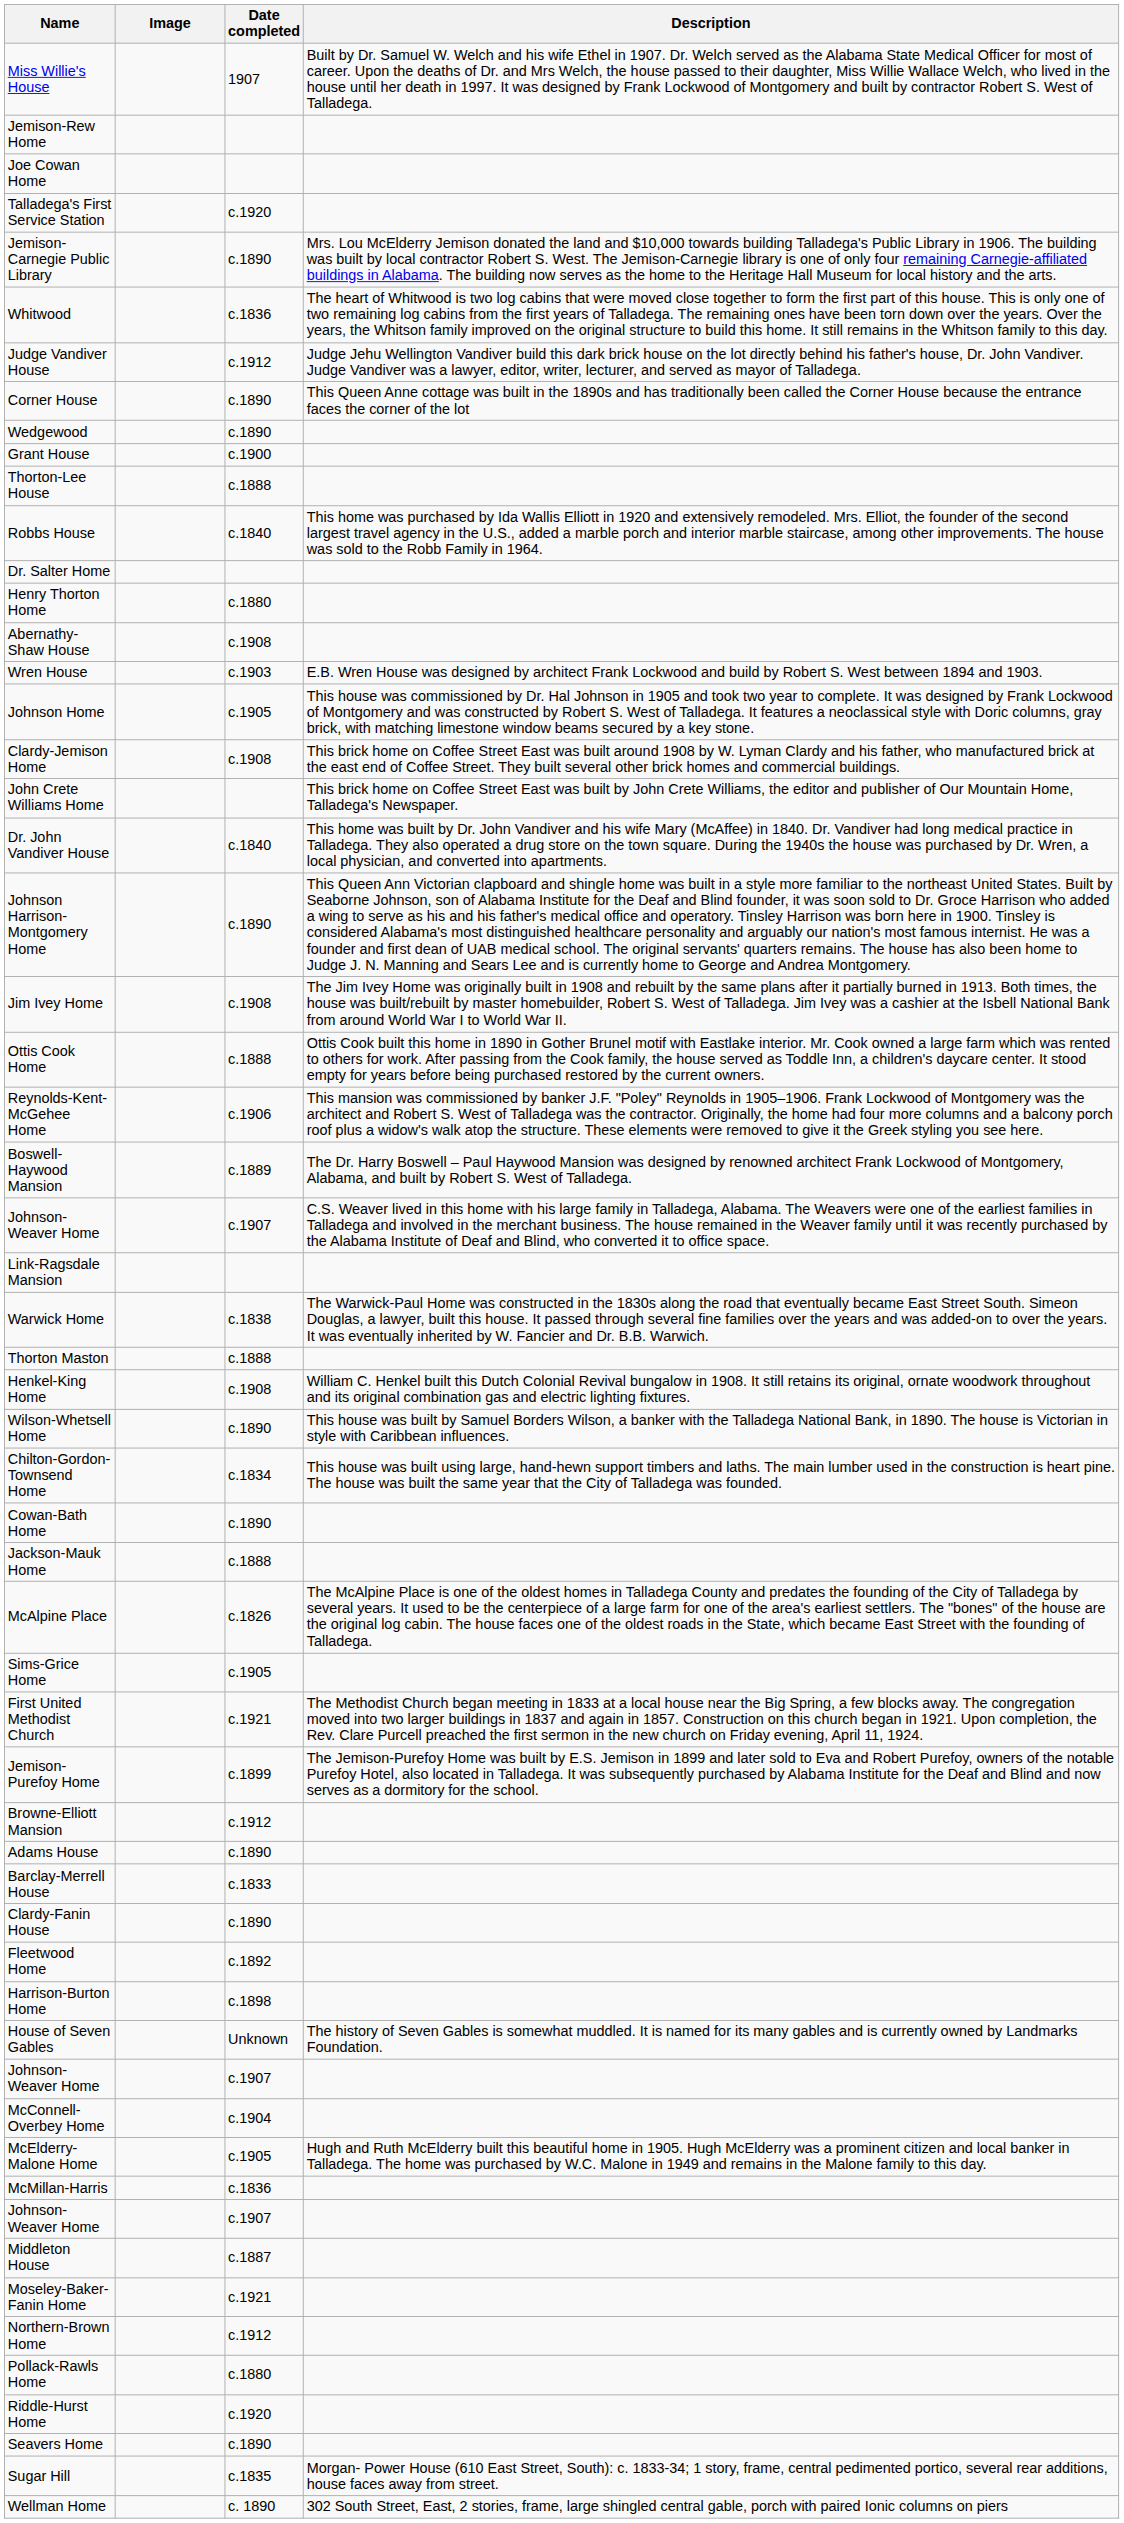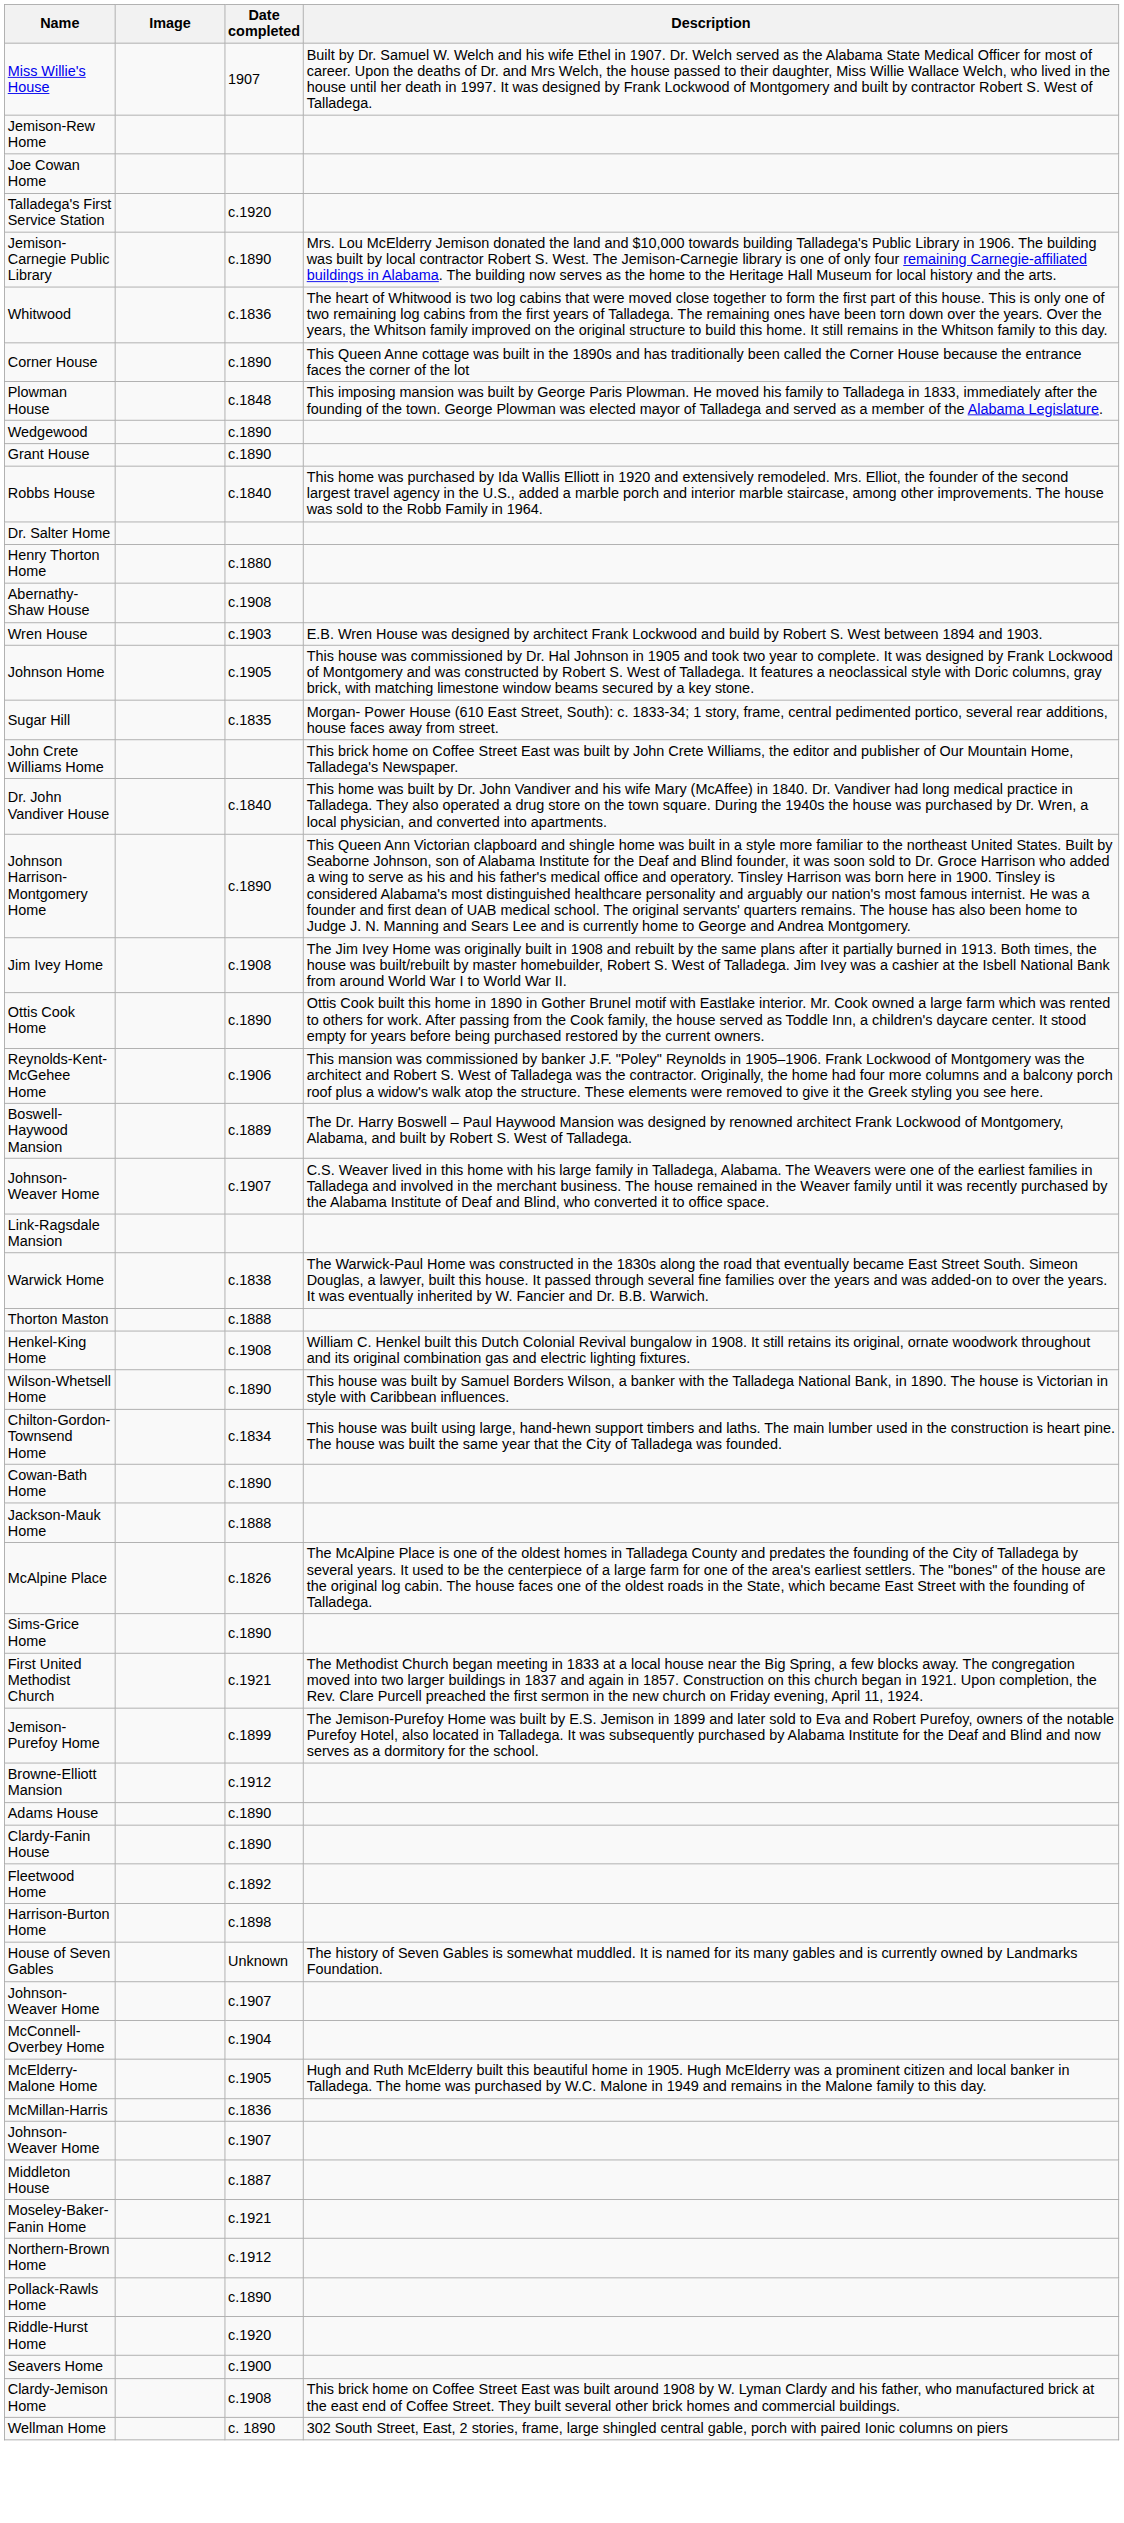- row: (57, 362)
+ row: (37, 401)
(250, 454) c.1900 -> (250, 454) c.1890
- row: (47, 485)
rows swapped: (58, 759) <-> (39, 2475)
(250, 1059) c.1888 -> (250, 1020) c.1890
(250, 1672) c.1905 -> (250, 1633) c.1890
- row: (56, 1883)
(250, 2375) c.1880 -> (250, 2296) c.1890
(250, 2445) c.1890 -> (250, 2366) c.1900
